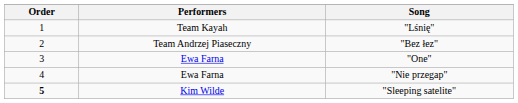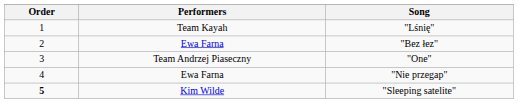(202, 43) Team Andrzej Piaseczny -> (202, 43) Ewa Farna
(202, 59) Ewa Farna -> (202, 59) Team Andrzej Piaseczny
